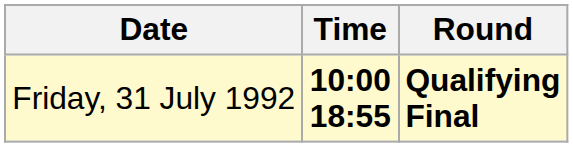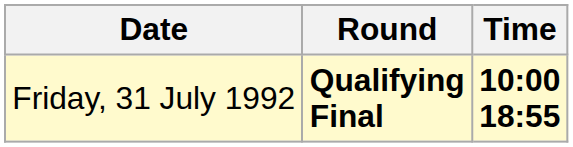columns swapped: (350, 29) <-> (483, 29)
